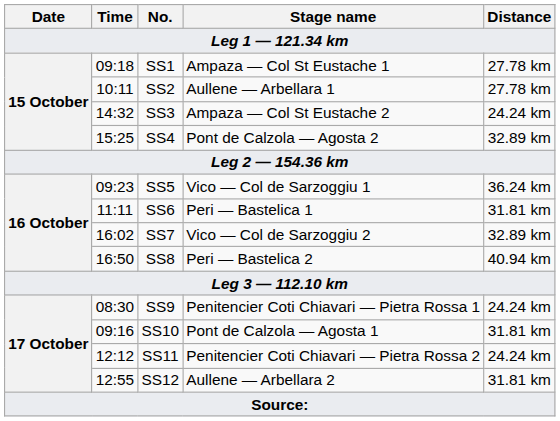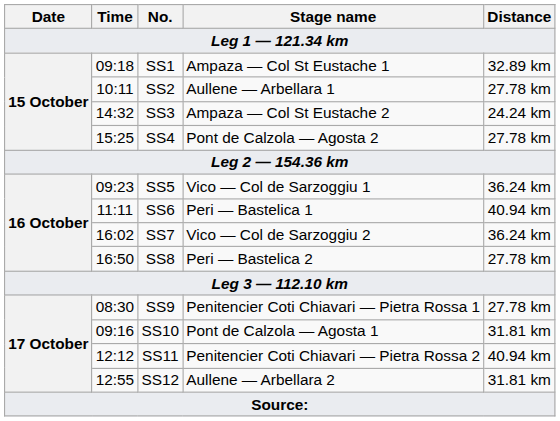(519, 65) 27.78 km -> (519, 65) 32.89 km
(519, 137) 32.89 km -> (519, 137) 27.78 km
(519, 210) 31.81 km -> (519, 210) 40.94 km
(519, 234) 32.89 km -> (519, 234) 36.24 km
(519, 259) 40.94 km -> (519, 259) 27.78 km
(519, 307) 24.24 km -> (519, 307) 27.78 km
(519, 355) 24.24 km -> (519, 355) 40.94 km
